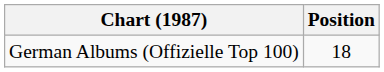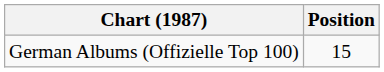(341, 50) 18 -> (341, 50) 15
